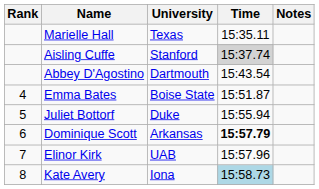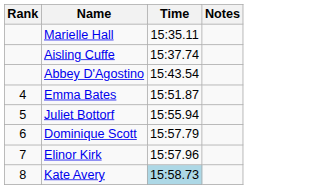- column: (182, 14)
(245, 54) lightgrey background -> (175, 54) no background
(245, 134) bold -> (175, 134) normal
